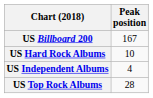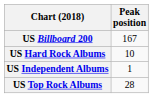(130, 69) 4 -> (130, 69) 1
